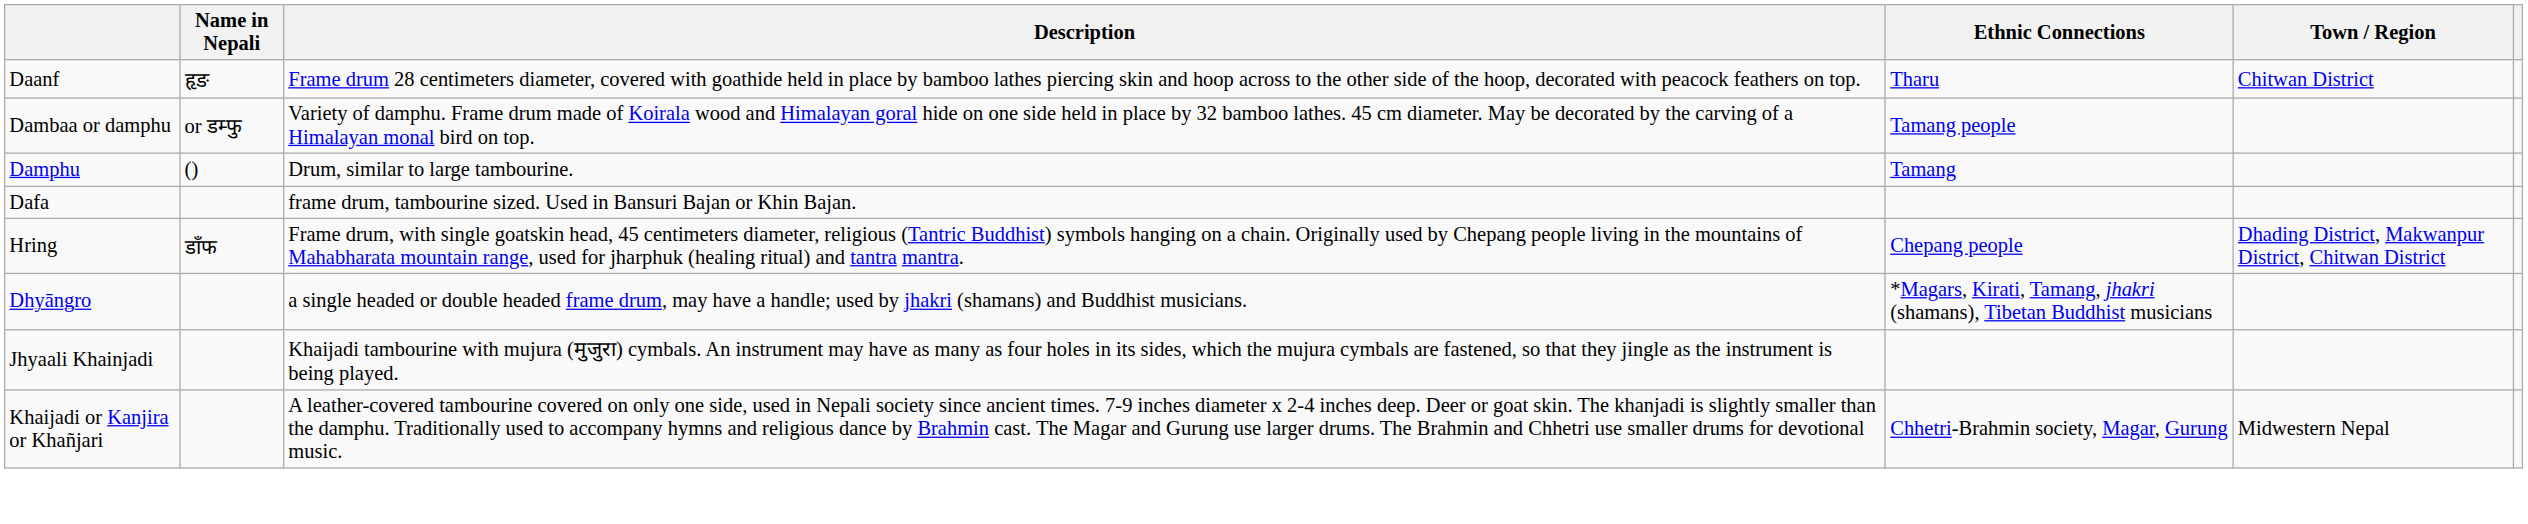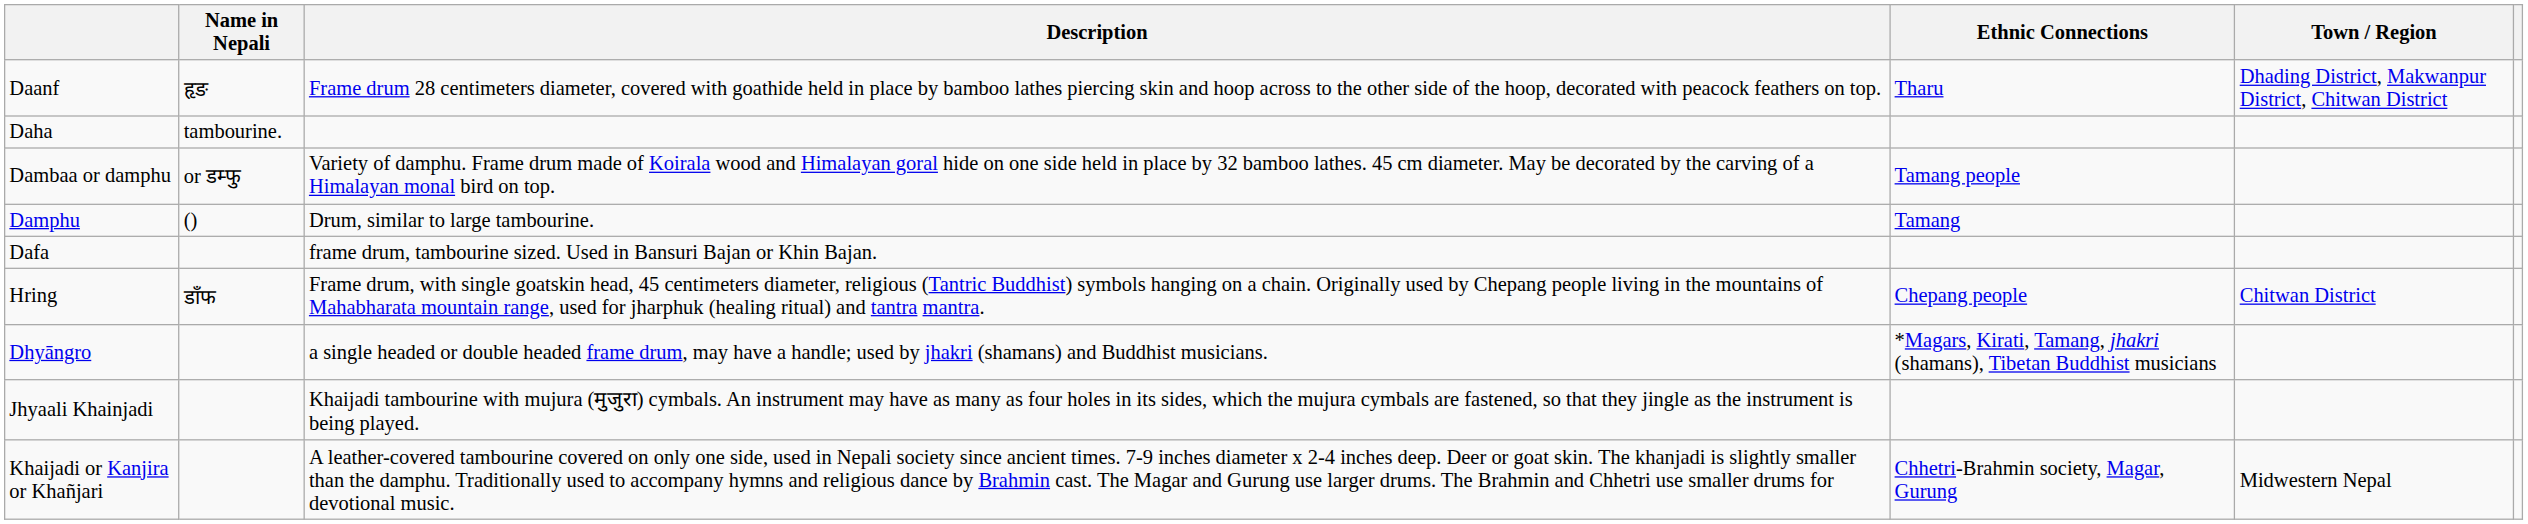(2306, 78) Chitwan District -> (2363, 87) Dhading District, Makwanpur District, Chitwan District
+ row: (31, 131)
(2361, 245) Dhading District, Makwanpur District, Chitwan District -> (2308, 296) Chitwan District
